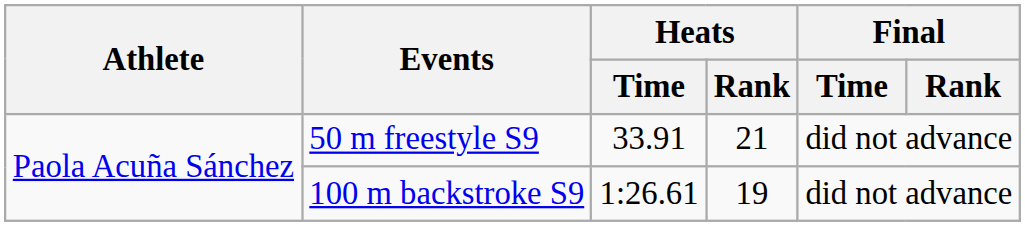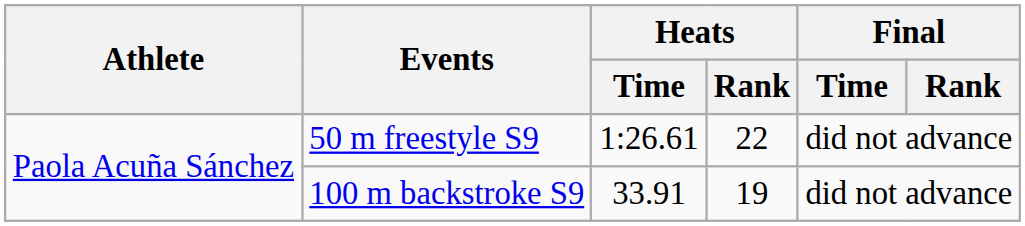(649, 139) 33.91 -> (649, 139) 1:26.61
(752, 139) 21 -> (752, 139) 22
(649, 193) 1:26.61 -> (649, 193) 33.91
